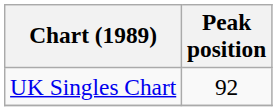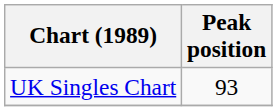(227, 86) 92 -> (227, 86) 93
